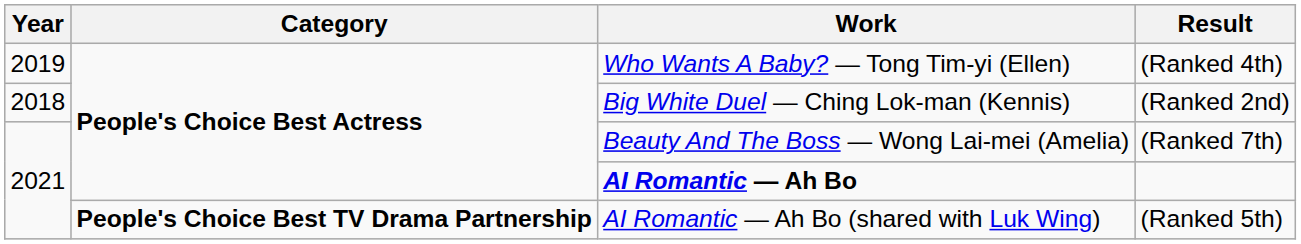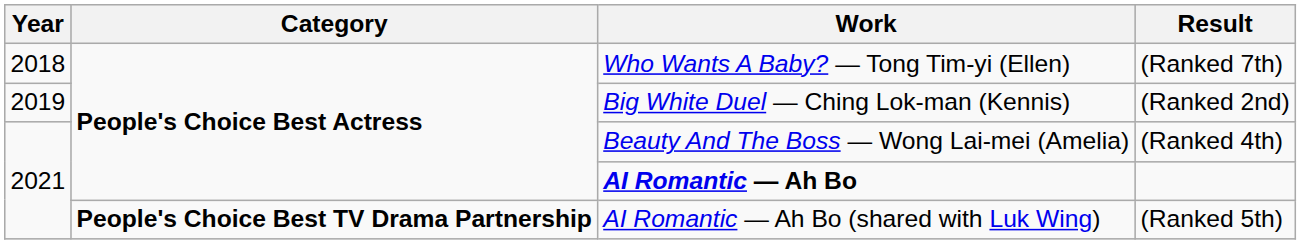(38, 63) 2019 -> (38, 63) 2018
(1212, 63) (Ranked 4th) -> (1212, 63) (Ranked 7th)
(38, 102) 2018 -> (38, 102) 2019
(1212, 141) (Ranked 7th) -> (1212, 141) (Ranked 4th)
